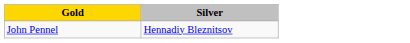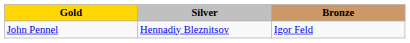+ column: (338, 12)
